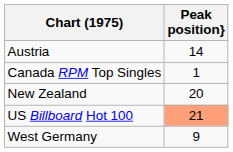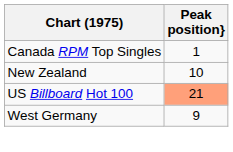- row: (28, 51)
(196, 94) 20 -> (196, 72) 10
